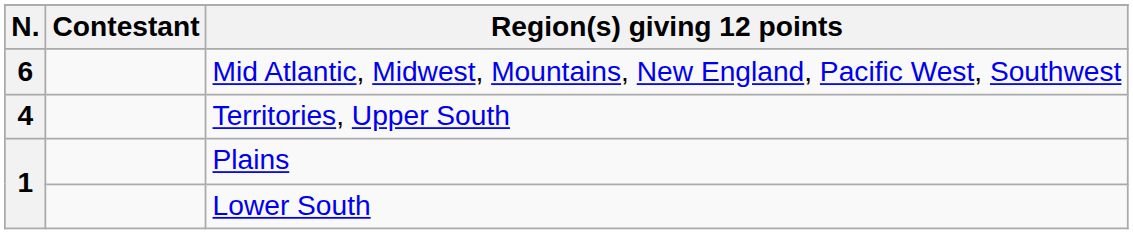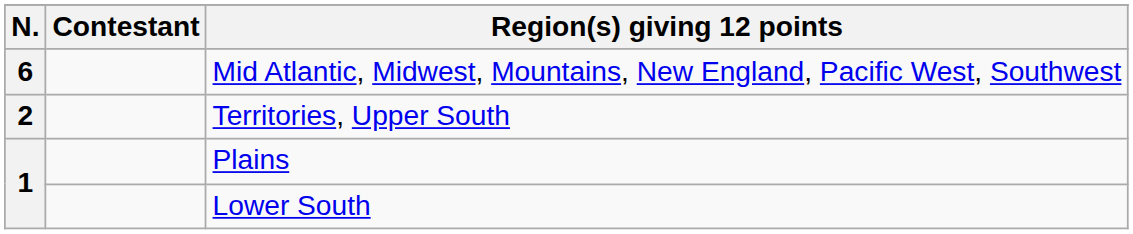(25, 116) 4 -> (25, 116) 2
